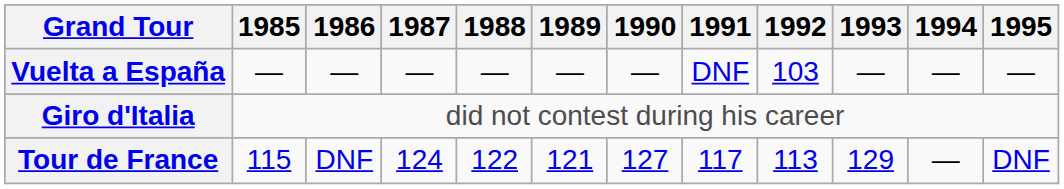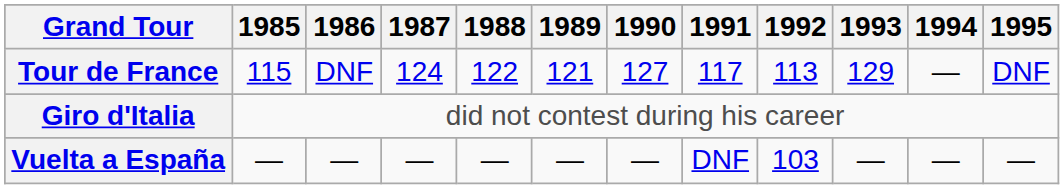rows swapped: (118, 71) <-> (118, 159)
